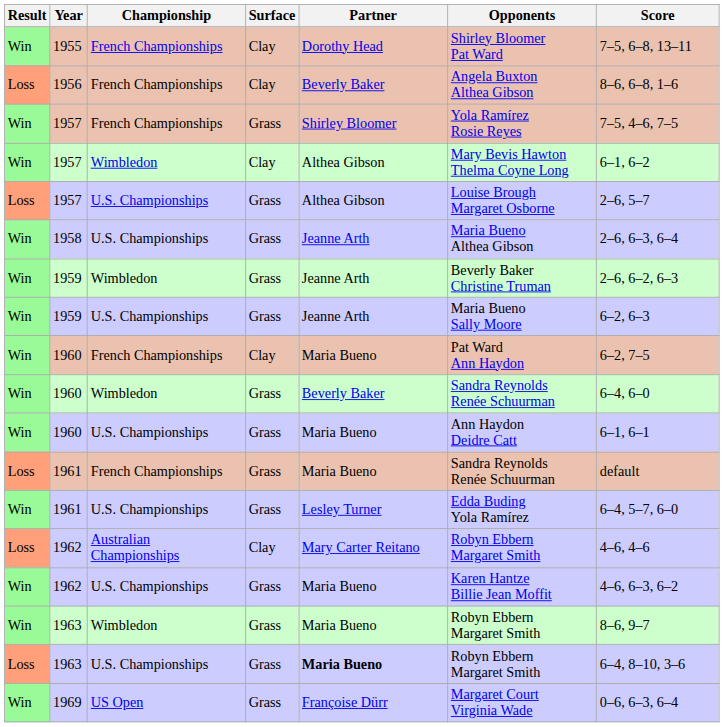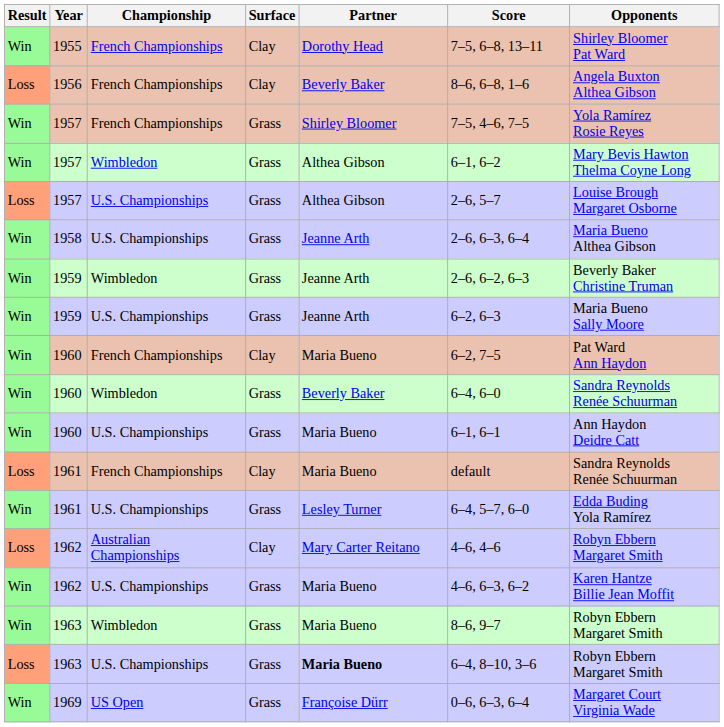columns swapped: (522, 15) <-> (658, 15)
(262, 162) Clay -> (265, 162) Grass
(265, 471) Grass -> (262, 471) Clay
